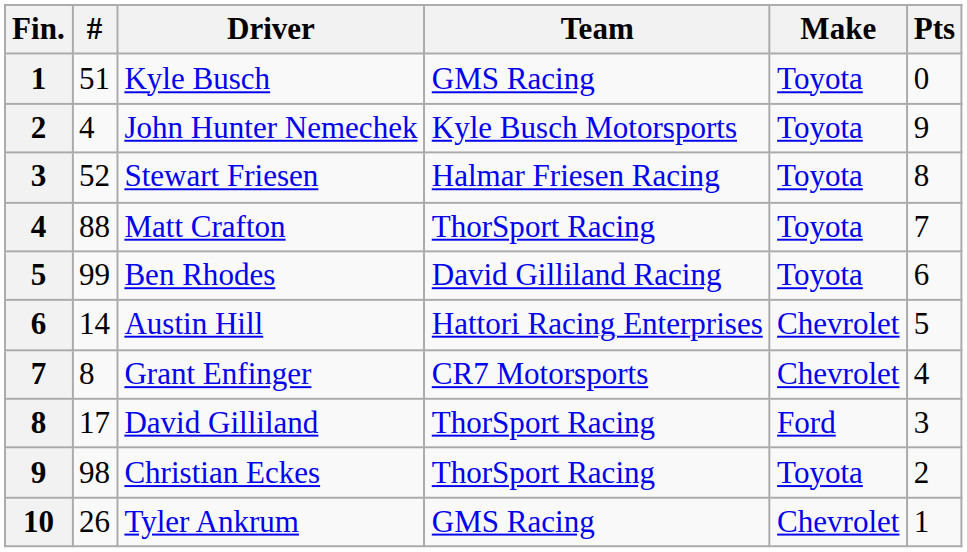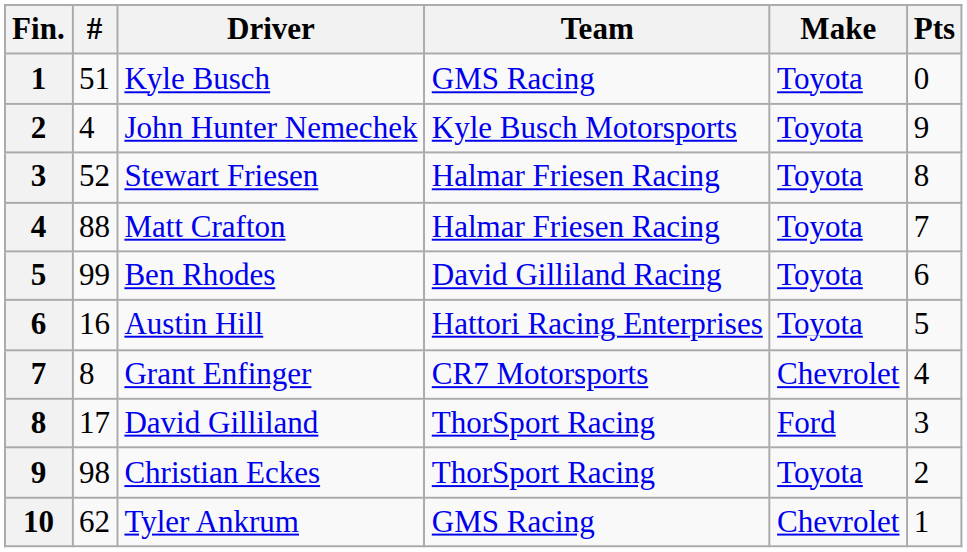(543, 226) ThorSport Racing -> (576, 226) Halmar Friesen Racing
(95, 324) 14 -> (95, 324) 16
(838, 324) Chevrolet -> (820, 324) Toyota
(95, 521) 26 -> (95, 521) 62
